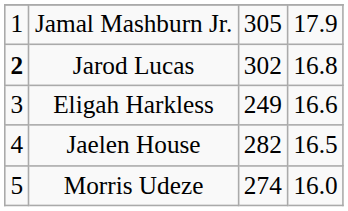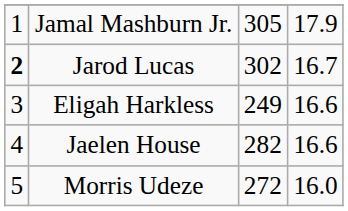(316, 64) 16.8 -> (316, 64) 16.7
(316, 144) 16.5 -> (316, 144) 16.6
(263, 184) 274 -> (263, 184) 272
